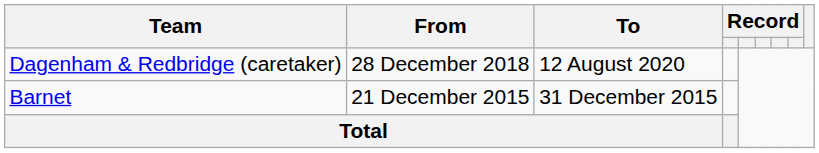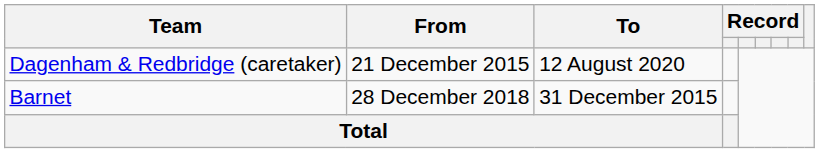(440, 64) 28 December 2018 -> (440, 64) 21 December 2015
(440, 97) 21 December 2015 -> (440, 97) 28 December 2018
